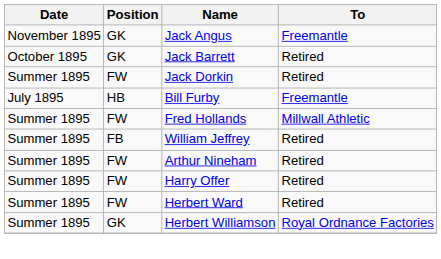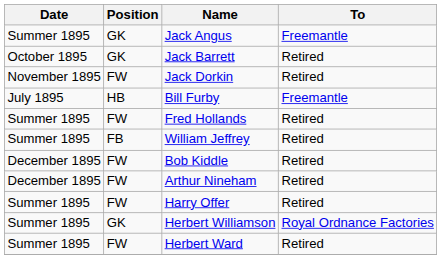(54, 35) November 1895 -> (49, 35) Summer 1895
(49, 77) Summer 1895 -> (54, 77) November 1895
(326, 118) Millwall Athletic -> (303, 118) Retired
+ row: (196, 160)
(49, 160) Summer 1895 -> (54, 181) December 1895
rows swapped: (204, 202) <-> (220, 222)
